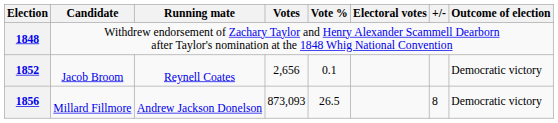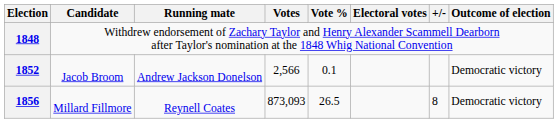(200, 77) Reynell Coates -> (200, 77) Andrew Jackson Donelson
(286, 70) 2,656 -> (286, 70) 2,566
(200, 108) Andrew Jackson Donelson -> (200, 108) Reynell Coates
